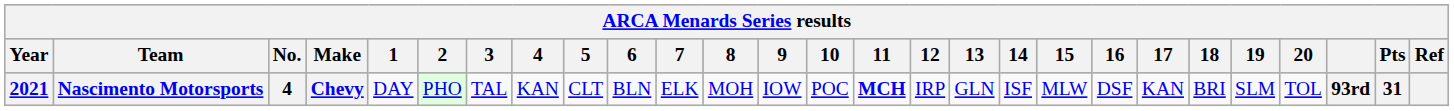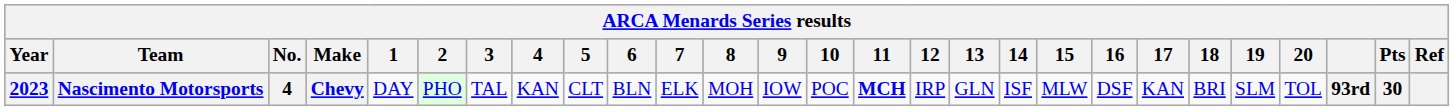(29, 88) 2021 -> (29, 88) 2023
(1392, 88) 31 -> (1392, 88) 30
